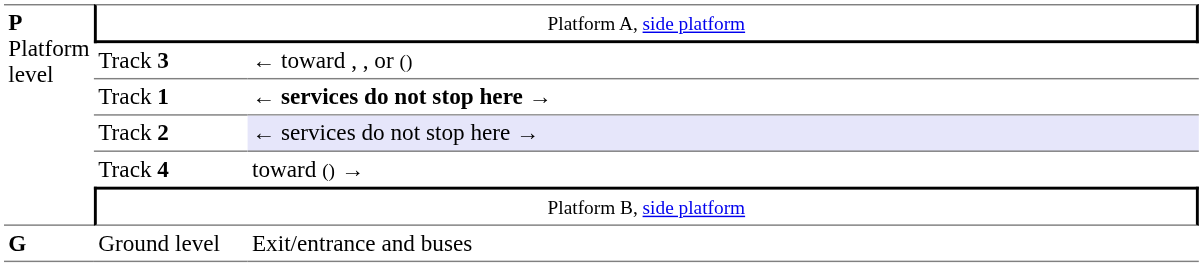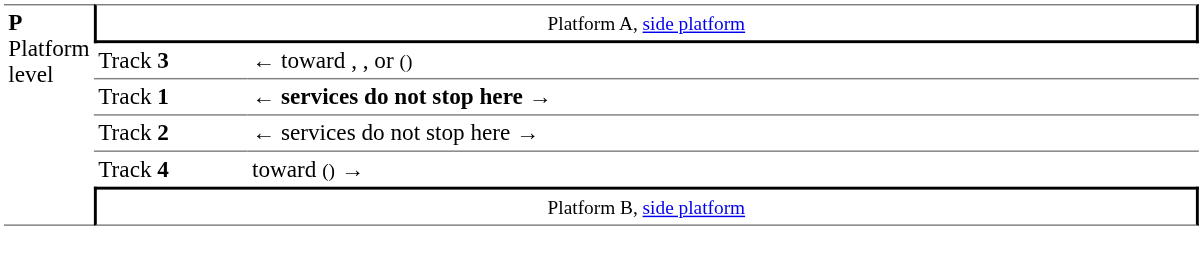(396, 132) lavender background -> (396, 132) no background
- row: (159, 243)
